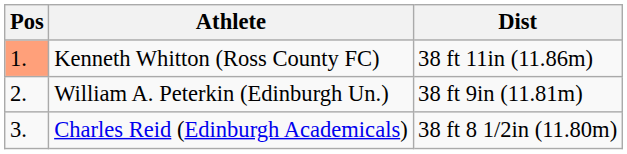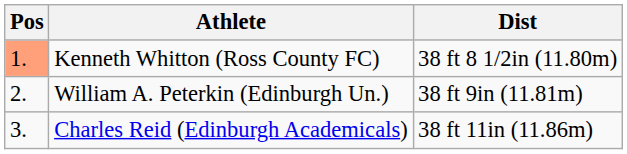(506, 58) 38 ft 11in (11.86m) -> (518, 58) 38 ft 8 1/2in (11.80m)
(518, 129) 38 ft 8 1/2in (11.80m) -> (506, 129) 38 ft 11in (11.86m)
